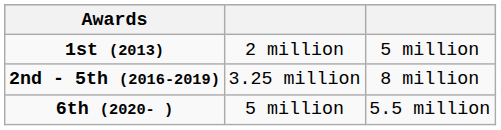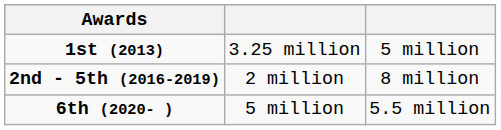(295, 50) 2 million -> (295, 50) 3.25 million
(295, 79) 3.25 million -> (295, 79) 2 million
